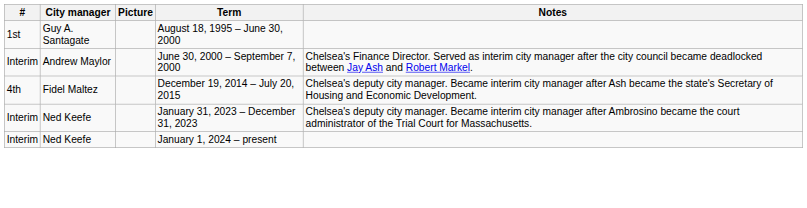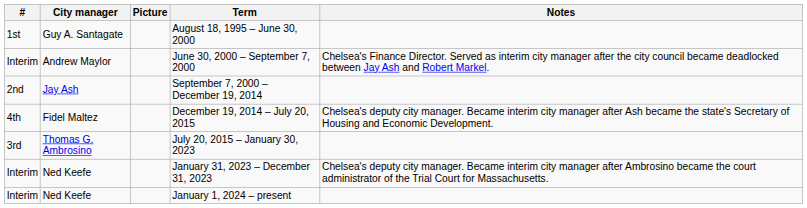+ row: (220, 90)
+ row: (235, 145)
